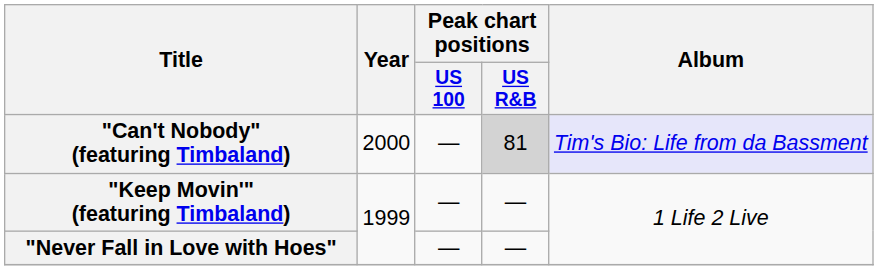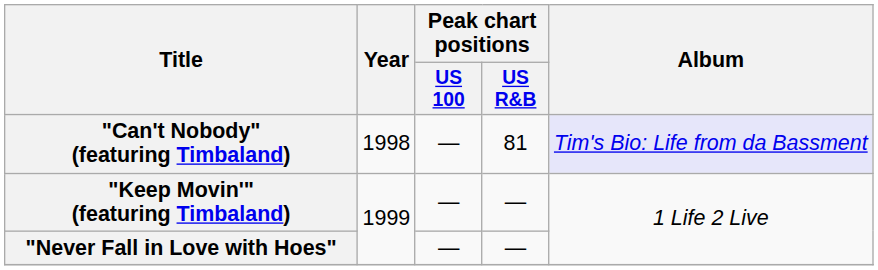(386, 143) 2000 -> (386, 143) 1998
(516, 143) lightgrey background -> (516, 143) no background
